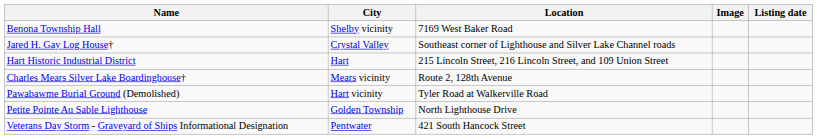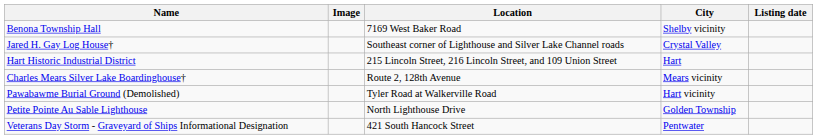columns swapped: (730, 12) <-> (372, 12)
